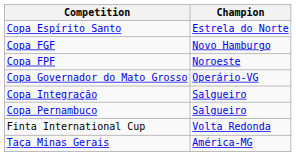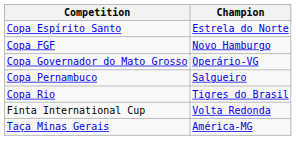- row: (31, 61)
- row: (52, 94)
+ row: (31, 94)
